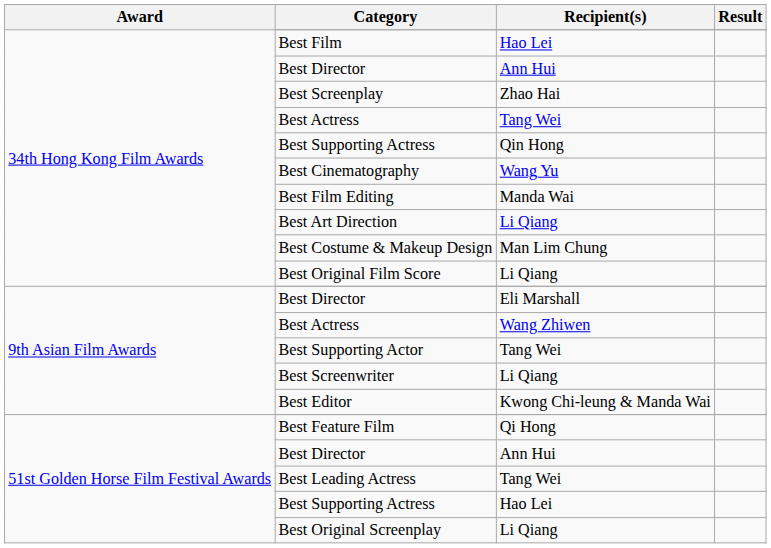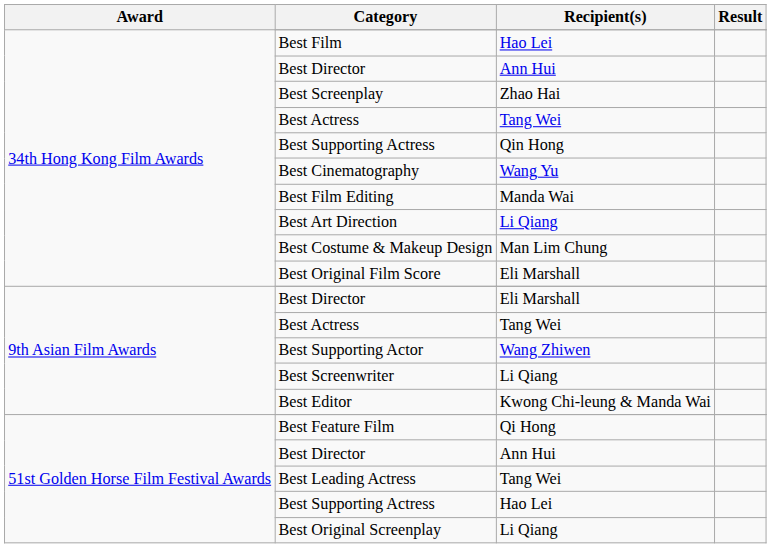(529, 273) Li Qiang -> (540, 273) Eli Marshall
(545, 324) Wang Zhiwen -> (530, 324) Tang Wei
(530, 350) Tang Wei -> (545, 350) Wang Zhiwen
